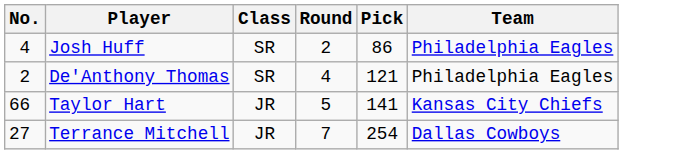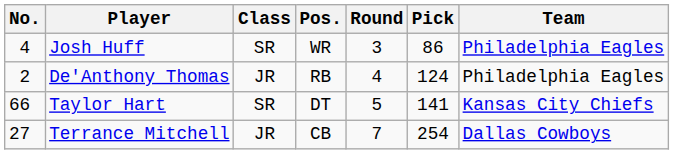+ column: (321, 19)
(326, 48) 2 -> (377, 48) 3
(264, 77) SR -> (264, 77) JR
(382, 77) 121 -> (433, 77) 124
(264, 106) JR -> (264, 106) SR
